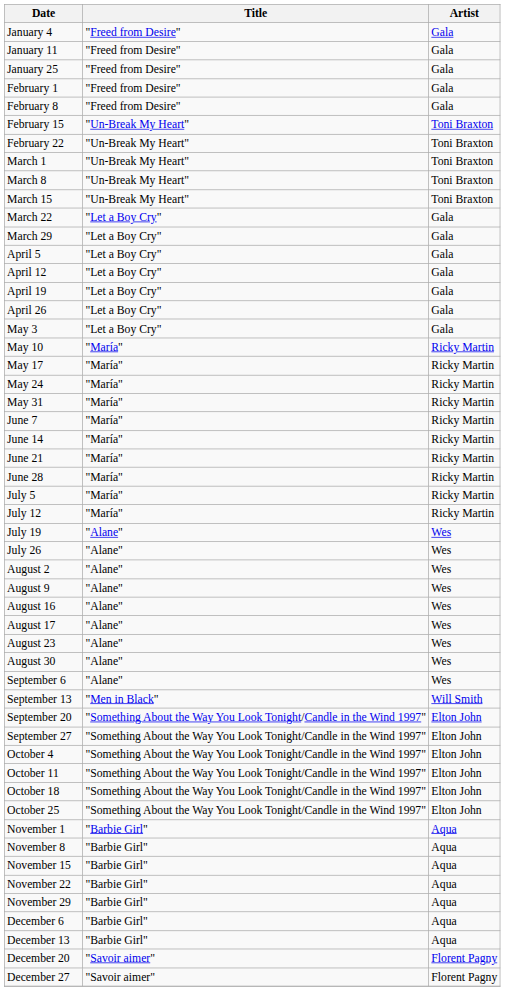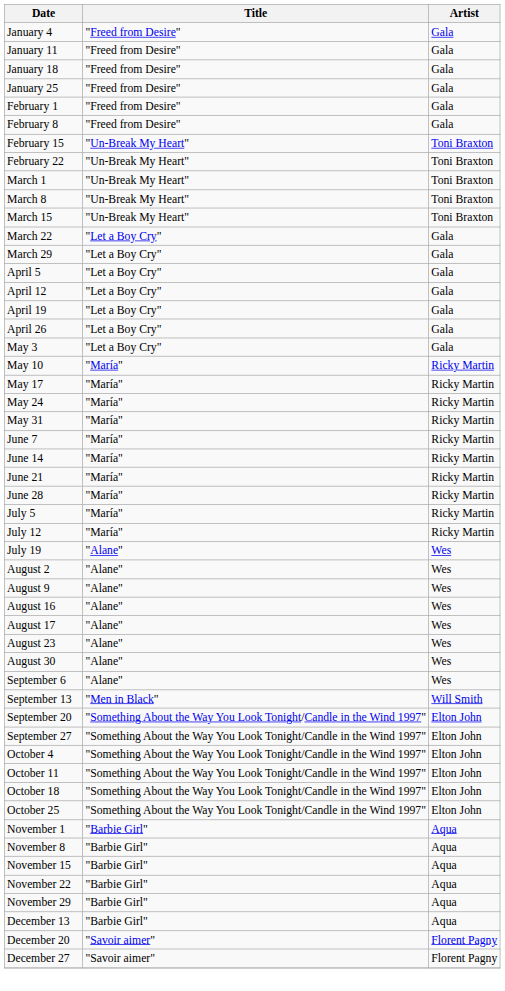+ row: (33, 69)
- row: (24, 550)
- row: (35, 921)
